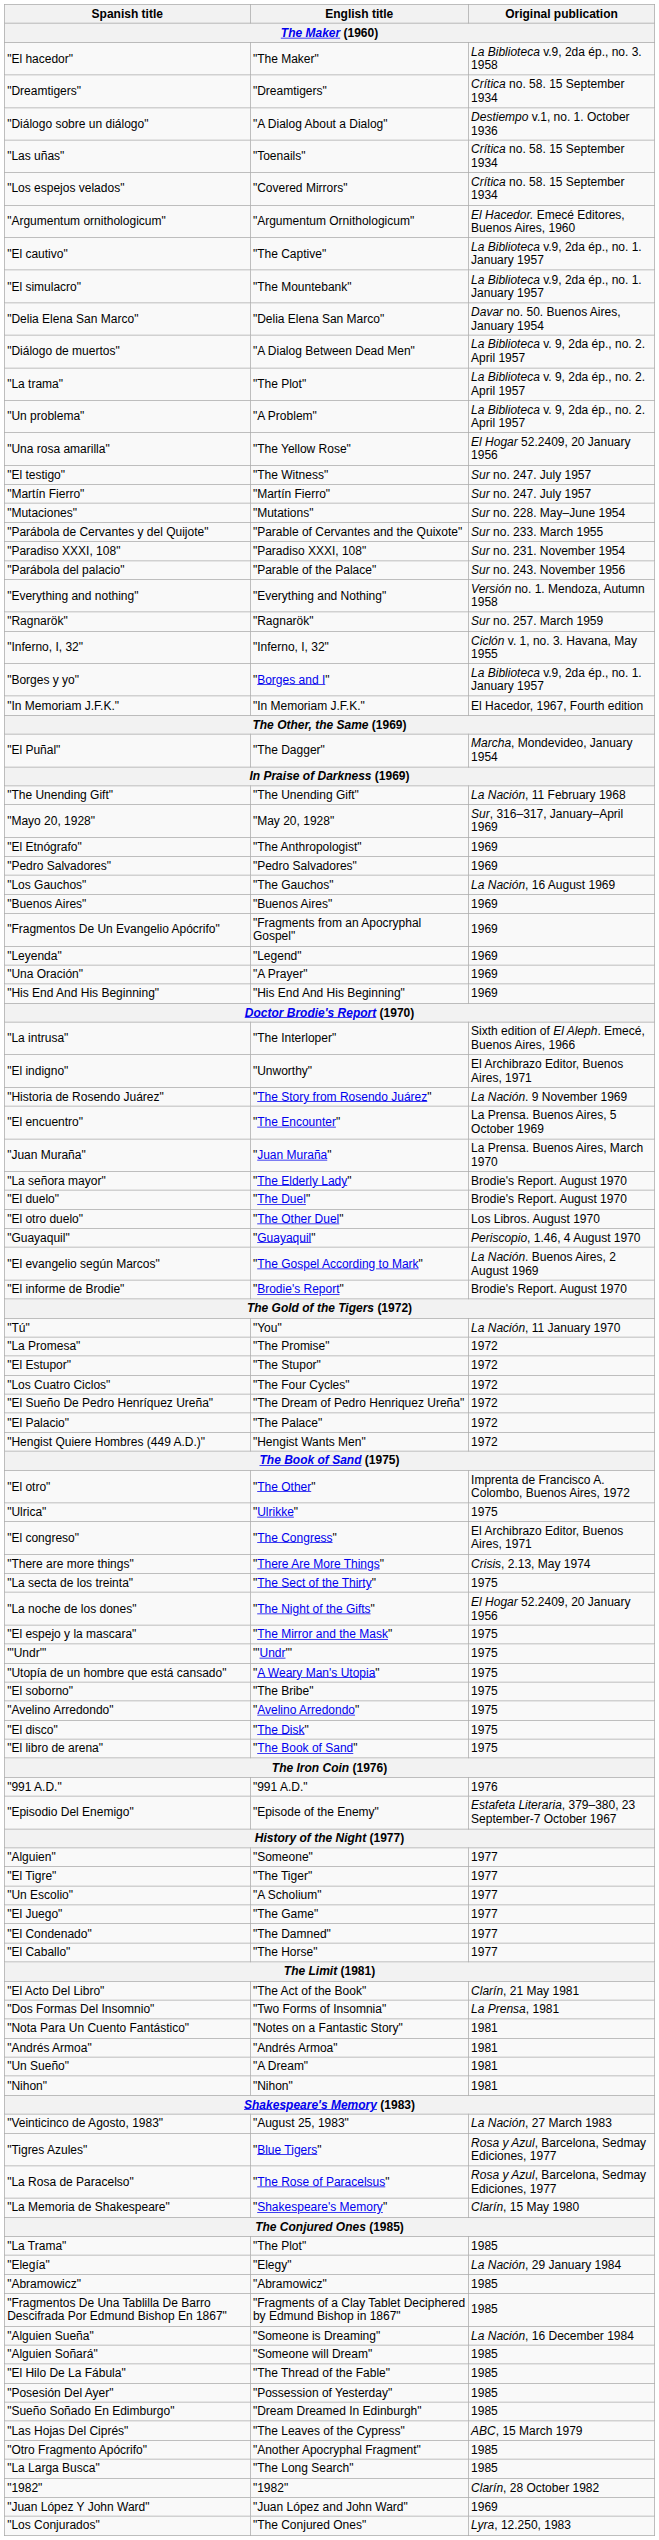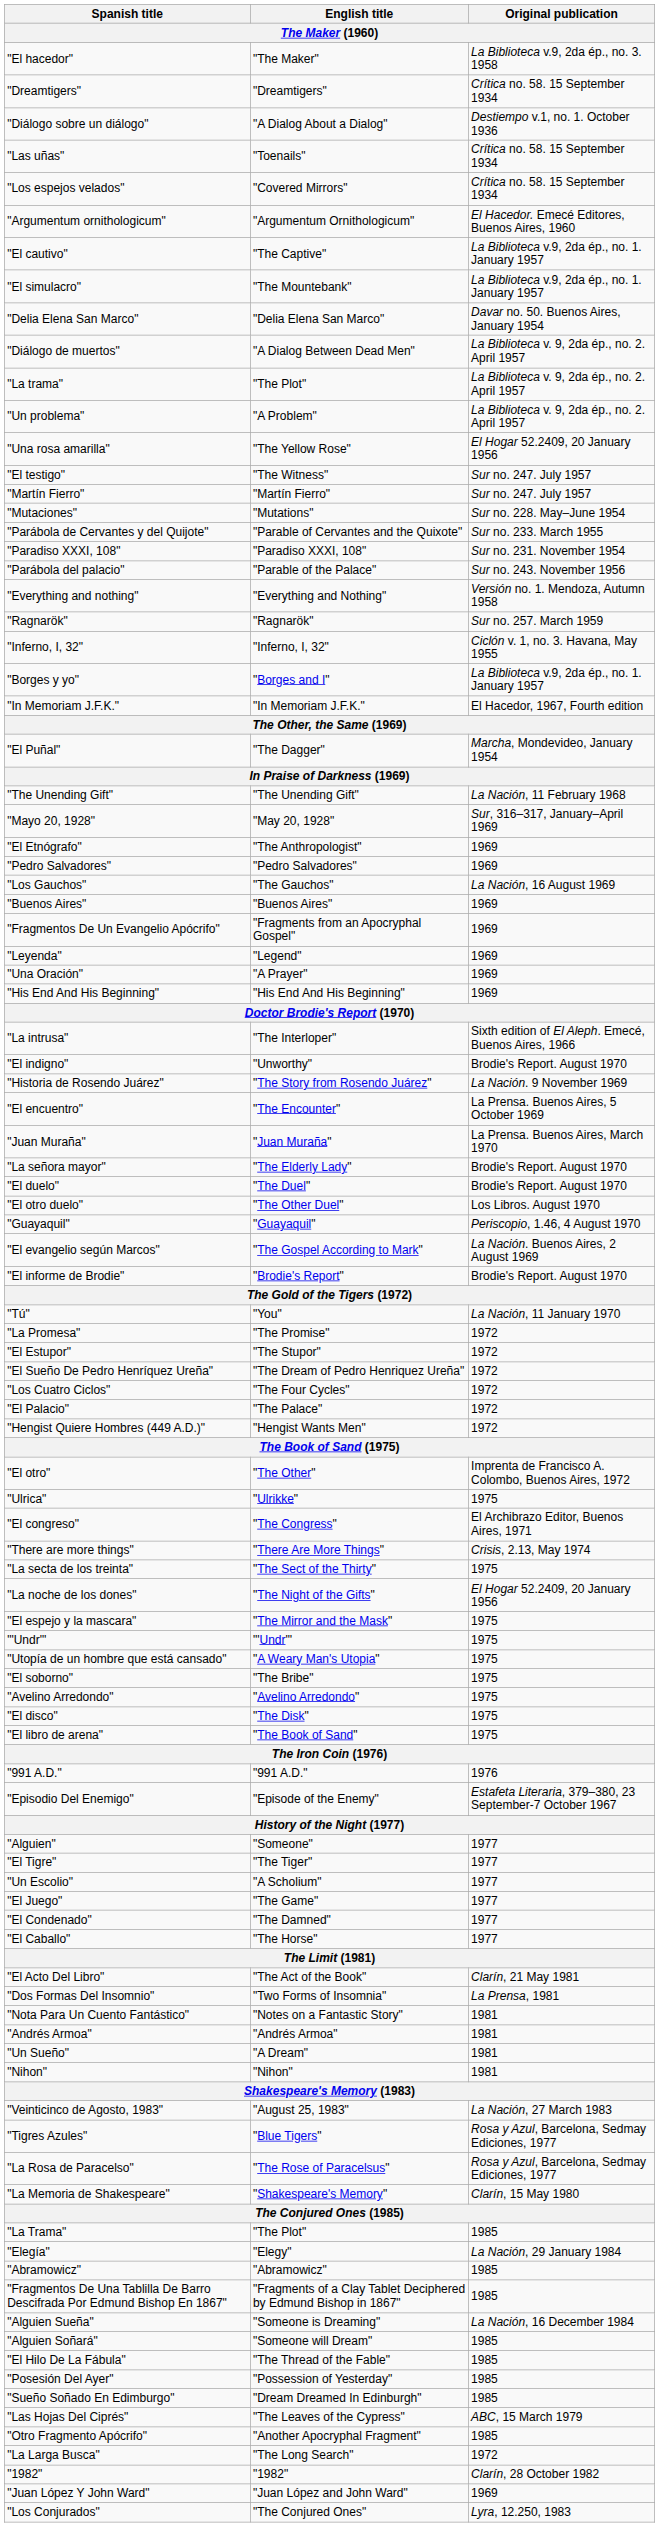(547, 1071) El Archibrazo Editor, Buenos Aires, 1971 -> (549, 1064) Brodie's Report. August 1970
rows swapped: (59, 1384) <-> (110, 1403)
(484, 2468) 1985 -> (484, 2455) 1972
